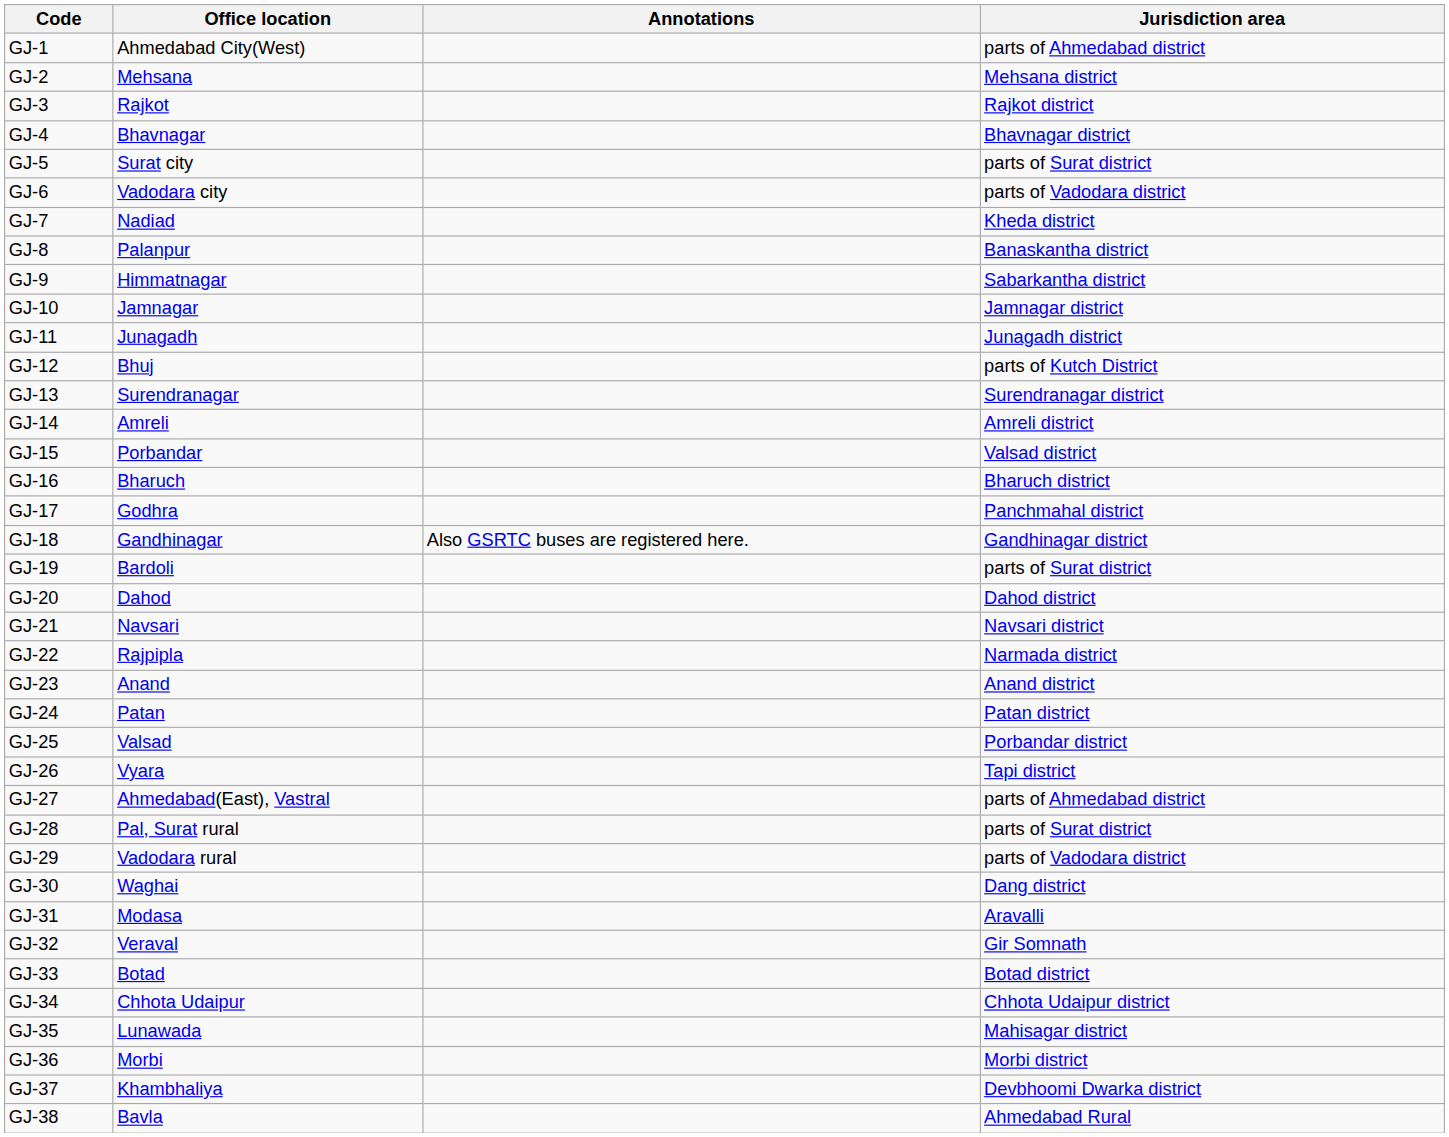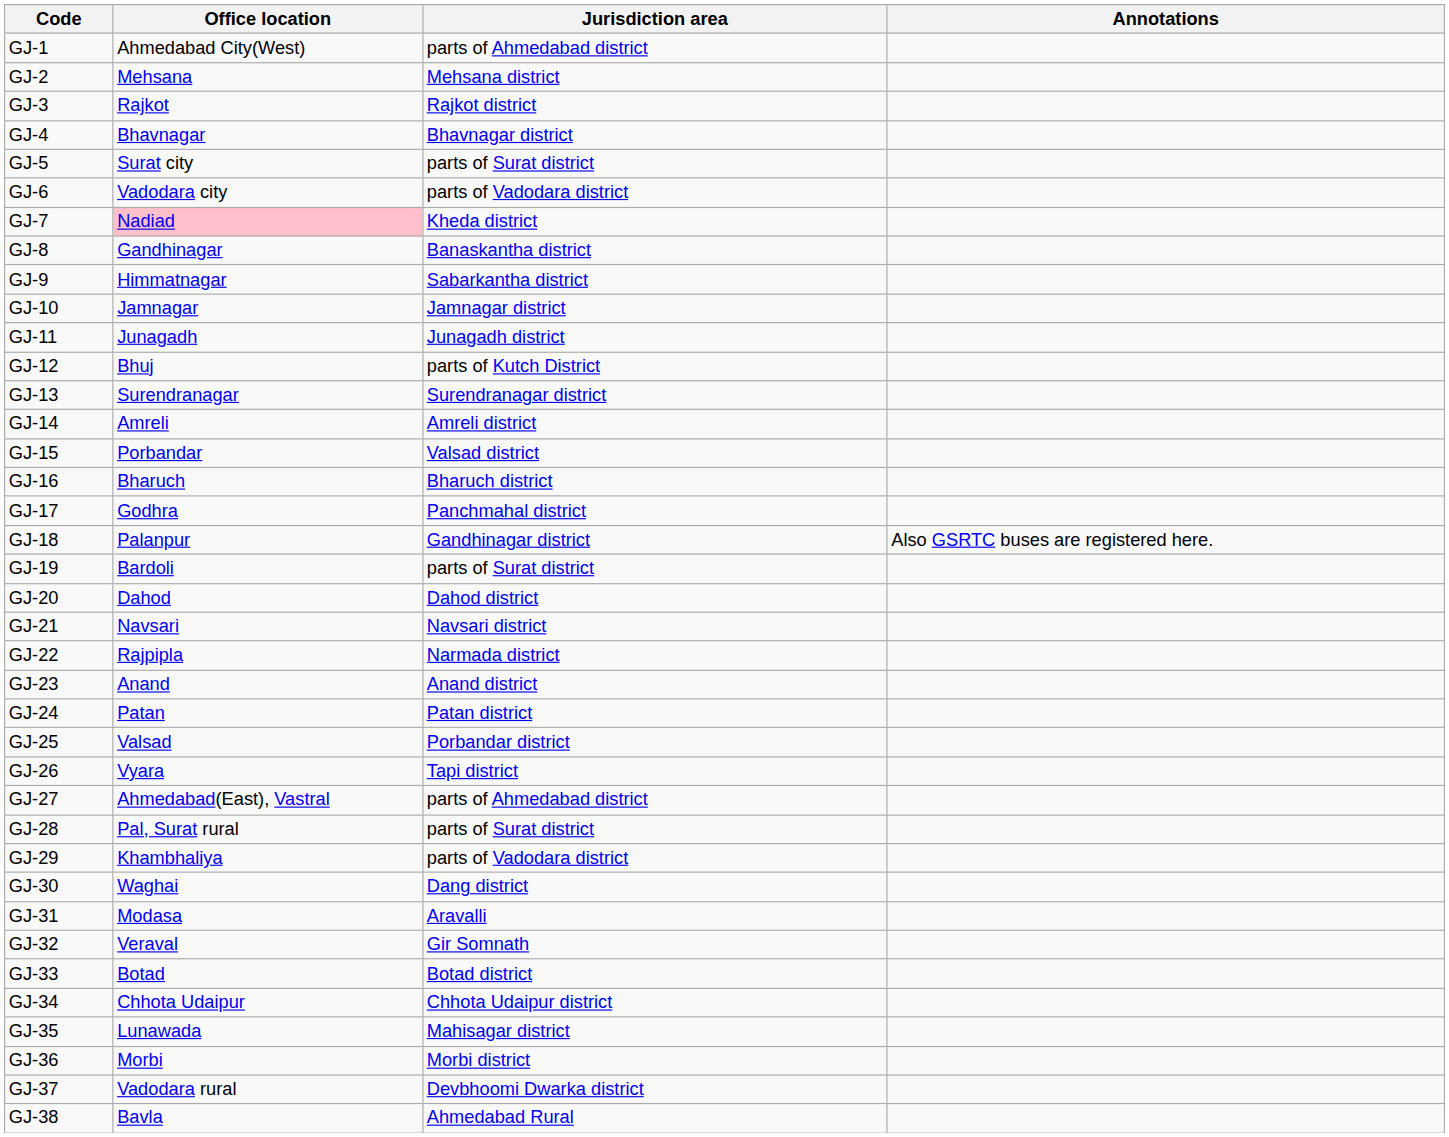columns swapped: (1212, 18) <-> (701, 18)
(146, 221) no background -> (146, 221) pink background
(154, 250) Palanpur -> (170, 250) Gandhinagar
(170, 539) Gandhinagar -> (154, 539) Palanpur
(177, 857) Vadodara rural -> (170, 857) Khambhaliya
(170, 1089) Khambhaliya -> (177, 1089) Vadodara rural
